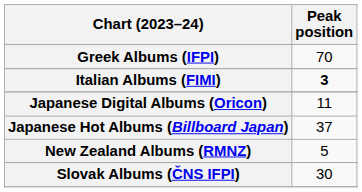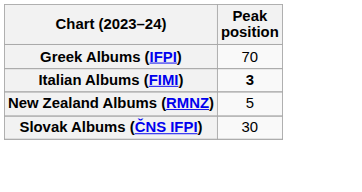- row: (148, 103)
- row: (148, 127)
